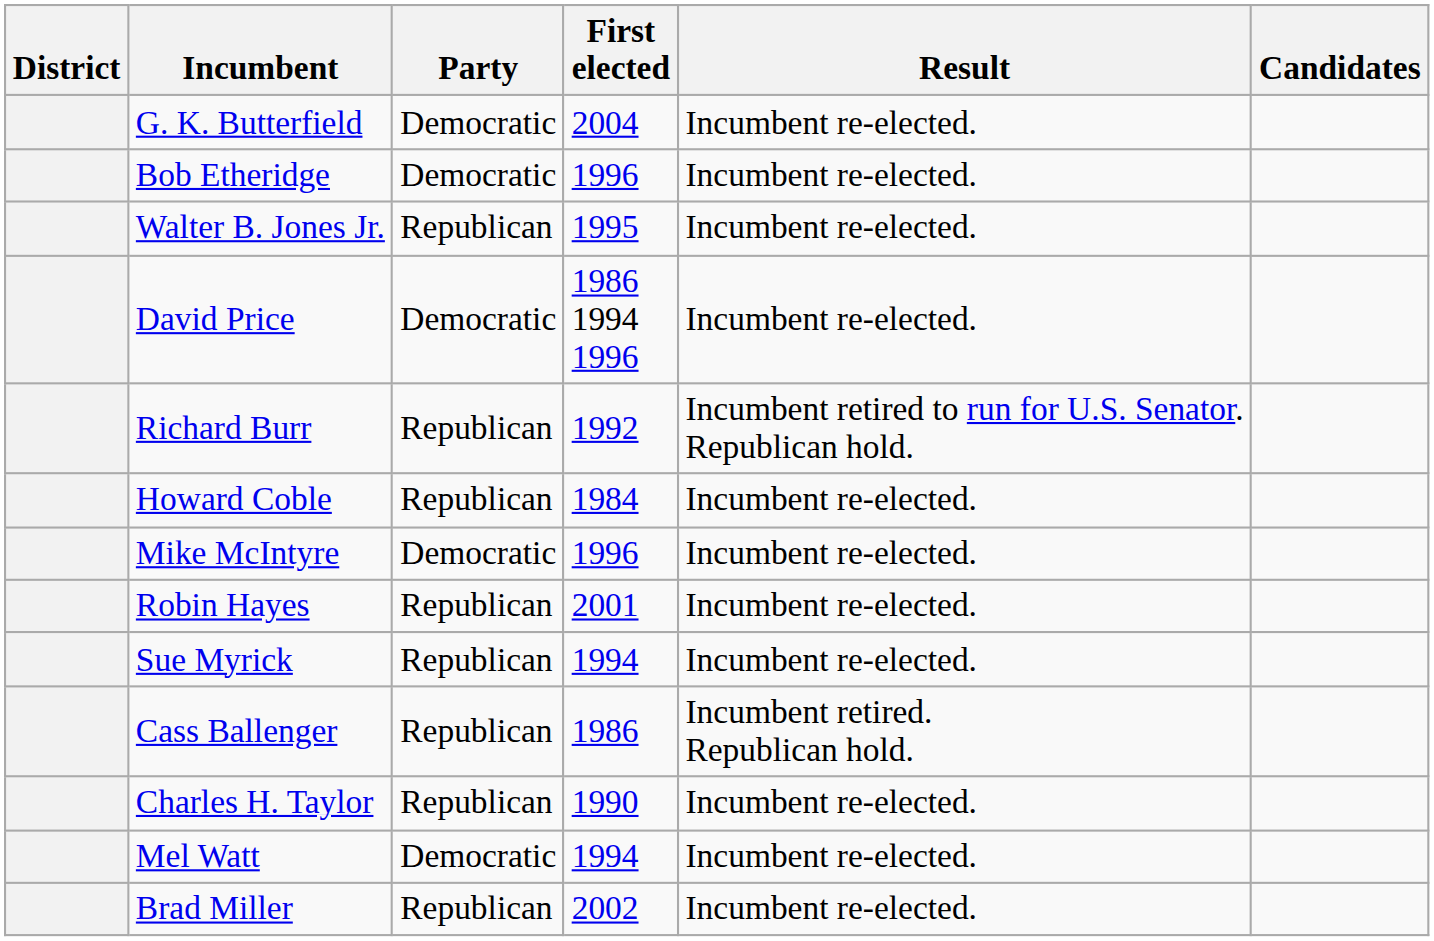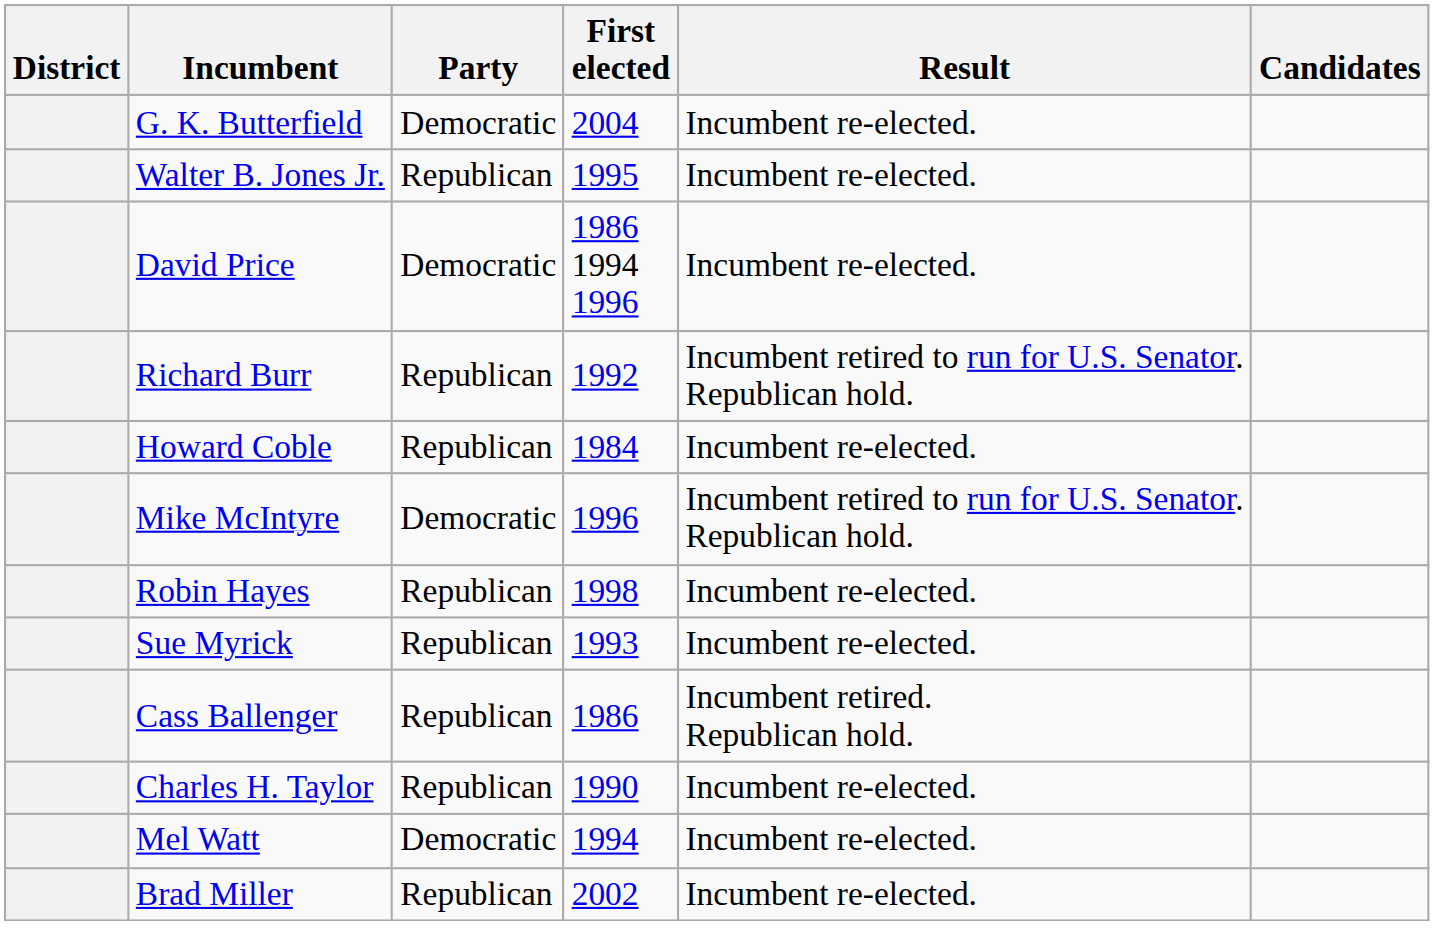- row: (233, 174)
(831, 552) Incumbent re-elected. -> (965, 518) Incumbent retired to run for U.S. Senator. Republican hold.
(605, 605) 2001 -> (605, 590) 1998
(605, 658) 1994 -> (605, 643) 1993
